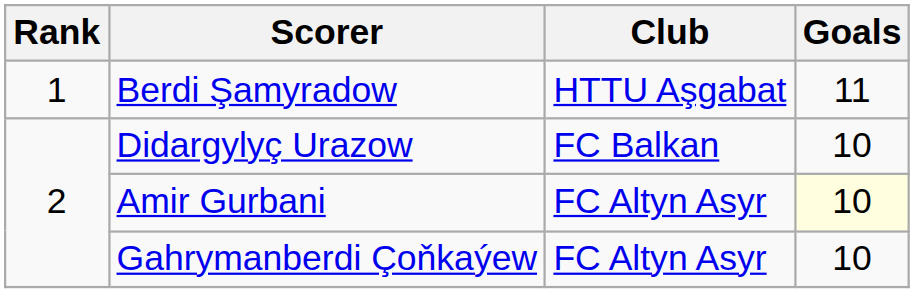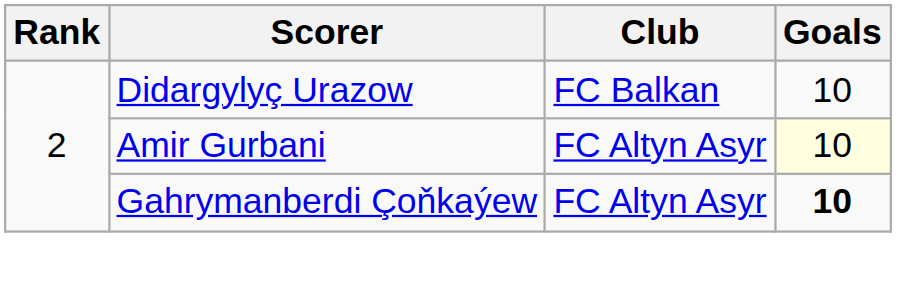- row: (257, 88)
(852, 257) normal -> (832, 201) bold
